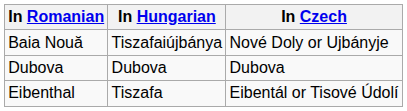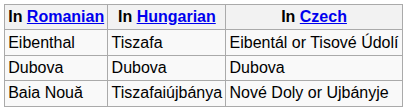rows swapped: (46, 42) <-> (42, 93)
